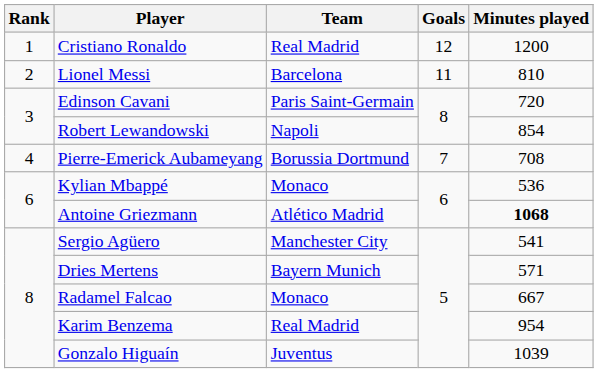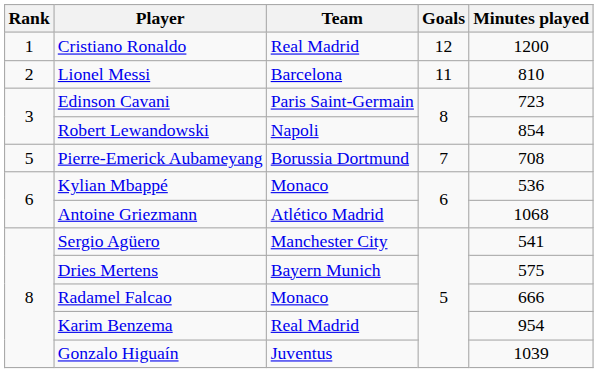(531, 102) 720 -> (531, 102) 723
(29, 158) 4 -> (29, 158) 5
(531, 213) bold -> (531, 213) normal
(531, 269) 571 -> (531, 269) 575
(531, 297) 667 -> (531, 297) 666
